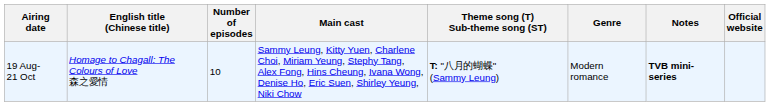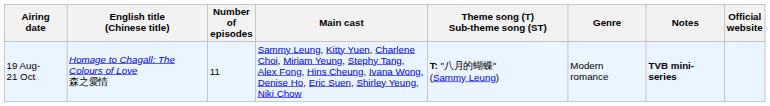(215, 71) 10 -> (215, 71) 11
